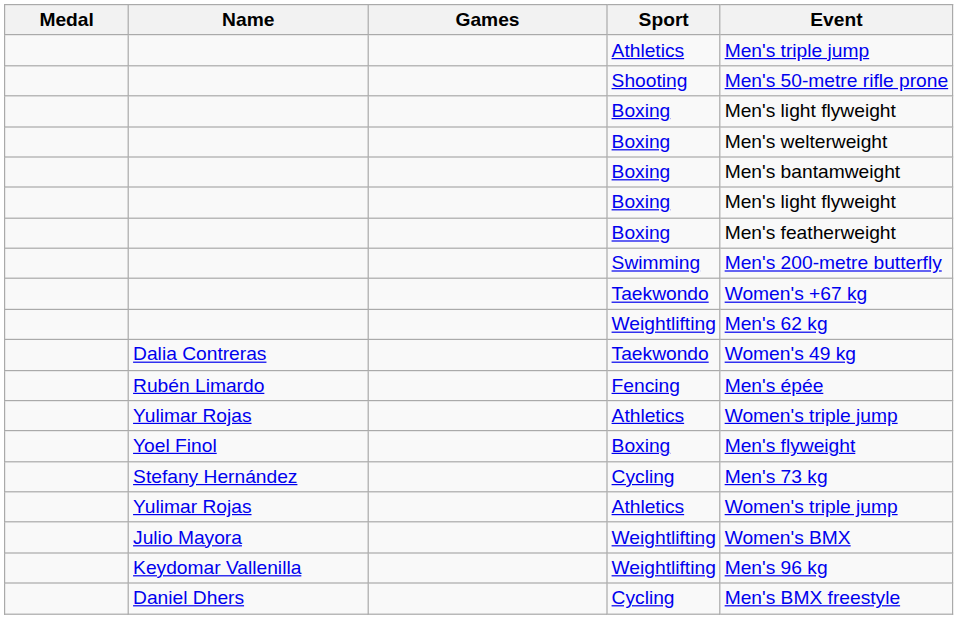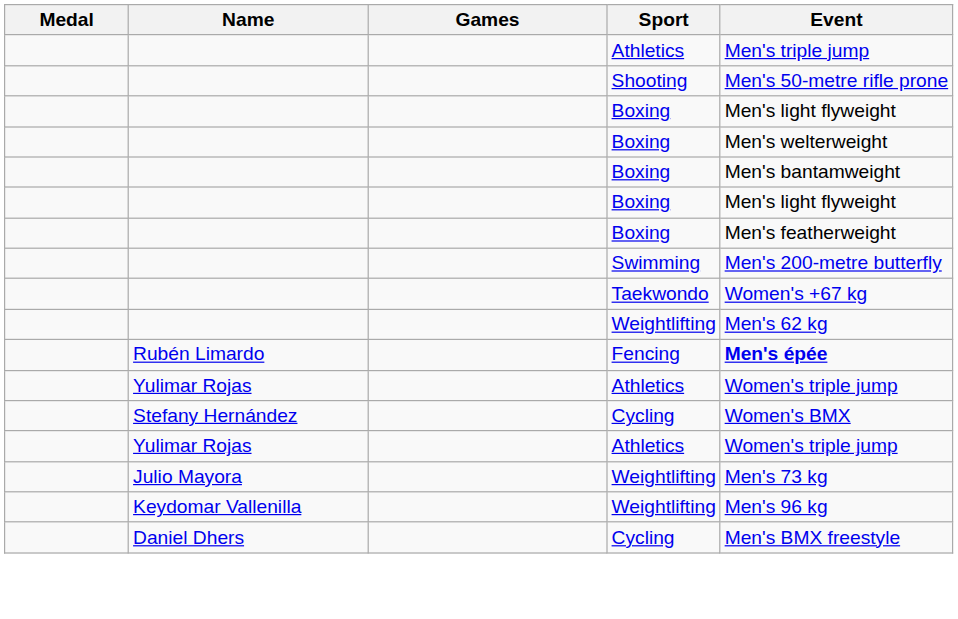- row: (200, 354)
(774, 385) normal -> (776, 354) bold
- row: (175, 446)
(776, 476) Men's 73 kg -> (788, 415) Women's BMX
(788, 537) Women's BMX -> (776, 476) Men's 73 kg
